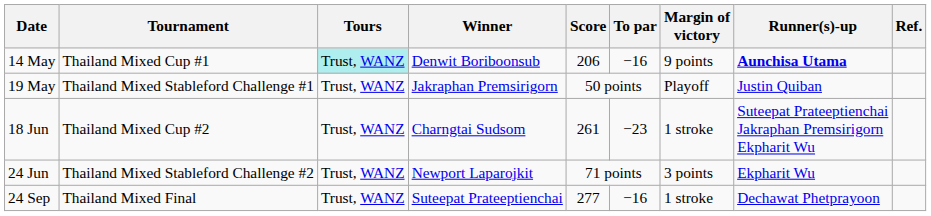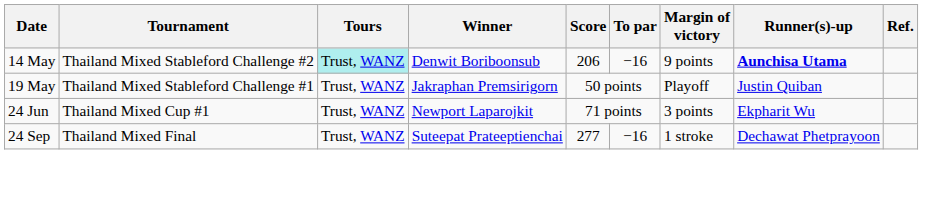(136, 60) Thailand Mixed Cup #1 -> (188, 60) Thailand Mixed Stableford Challenge #2
- row: (28, 129)
(188, 173) Thailand Mixed Stableford Challenge #2 -> (136, 111) Thailand Mixed Cup #1
